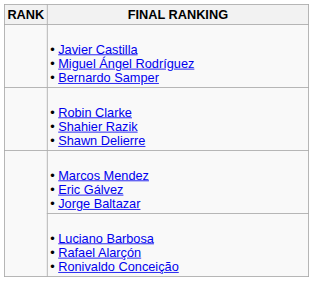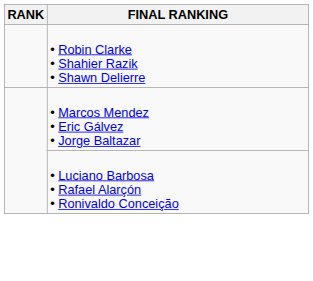- row: (122, 63)
